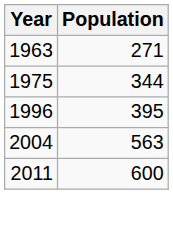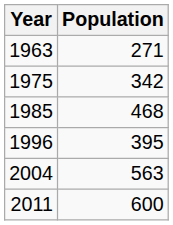(147, 81) 344 -> (147, 81) 342
+ row: (31, 112)
